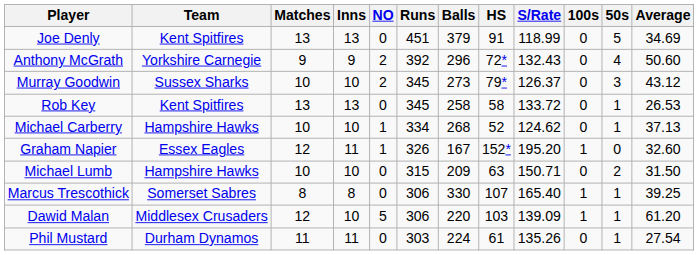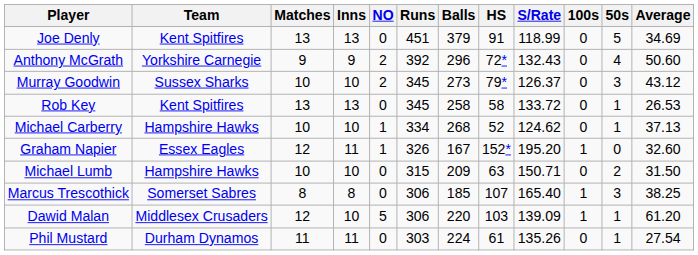(459, 194) 330 -> (459, 194) 185
(617, 194) 1 -> (617, 194) 3
(663, 194) 39.25 -> (663, 194) 38.25
